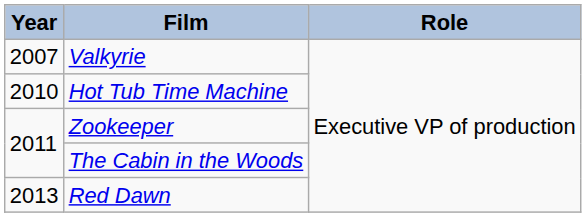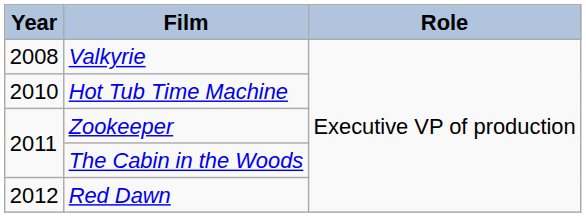(34, 57) 2007 -> (34, 57) 2008
(34, 195) 2013 -> (34, 195) 2012
